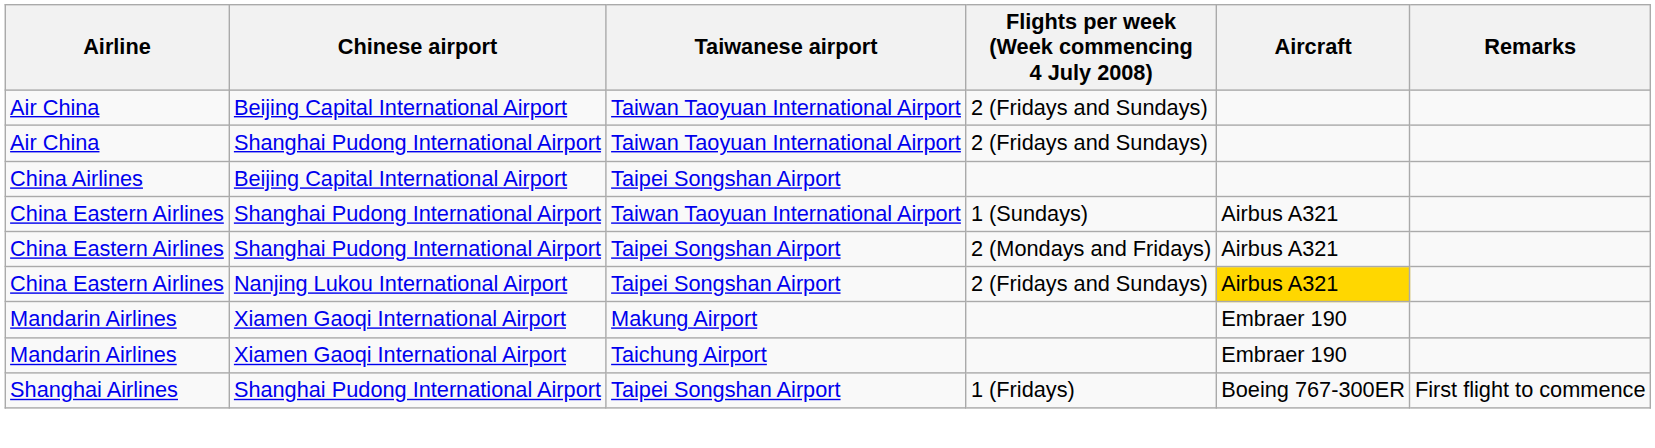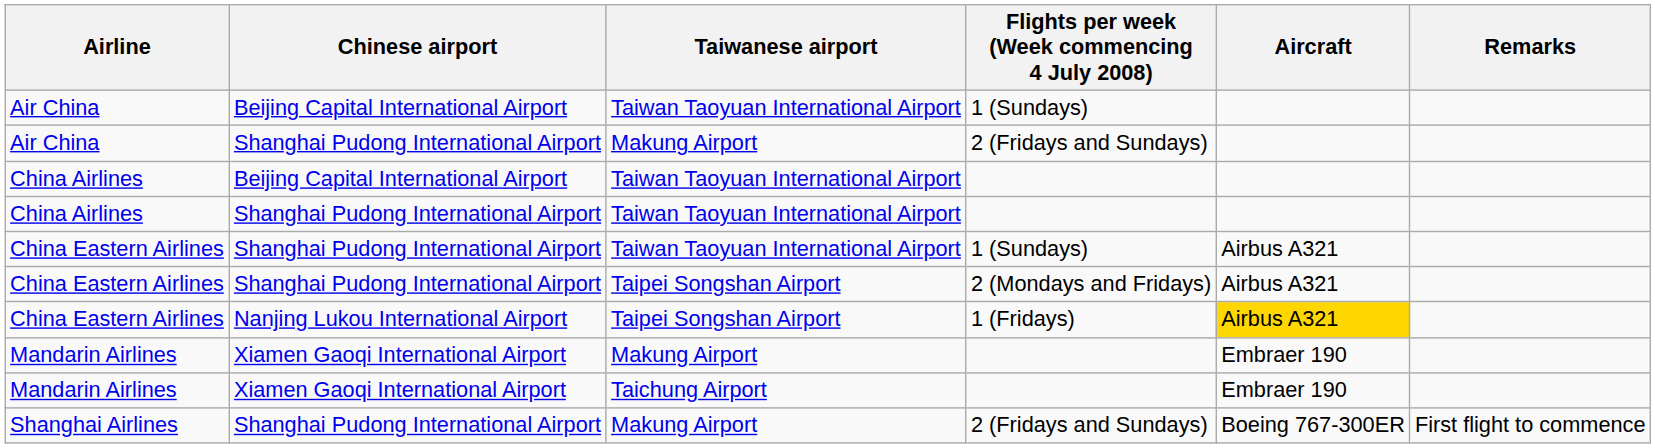(1089, 107) 2 (Fridays and Sundays) -> (1030, 107) 1 (Sundays)
(786, 142) Taiwan Taoyuan International Airport -> (684, 142) Makung Airport
(726, 177) Taipei Songshan Airport -> (786, 177) Taiwan Taoyuan International Airport
+ row: (77, 213)
(1089, 283) 2 (Fridays and Sundays) -> (1023, 318) 1 (Fridays)
(726, 389) Taipei Songshan Airport -> (684, 424) Makung Airport
(1023, 389) 1 (Fridays) -> (1089, 424) 2 (Fridays and Sundays)
